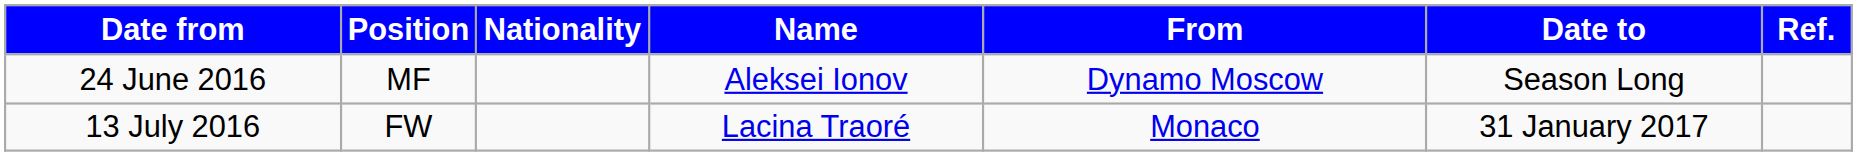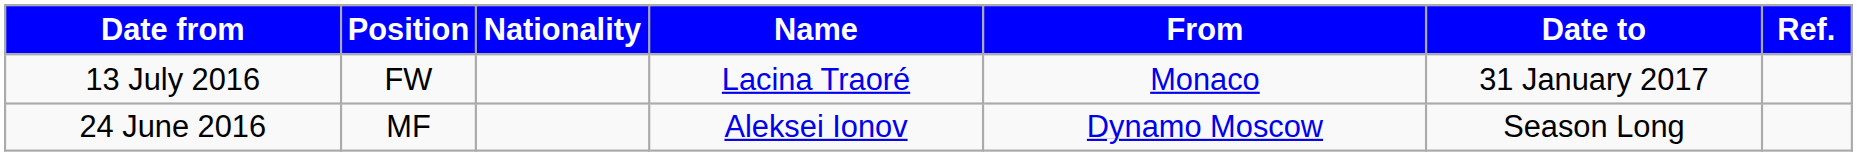rows swapped: (173, 78) <-> (173, 127)
